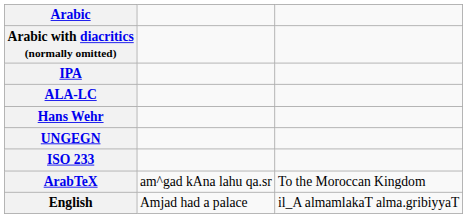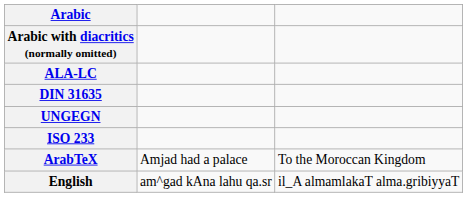- row: (71, 73)
- row: (71, 116)
+ row: (71, 95)
(206, 181) am^gad kAna lahu qa.sr -> (194, 159) Amjad had a palace
(194, 203) Amjad had a palace -> (206, 181) am^gad kAna lahu qa.sr
